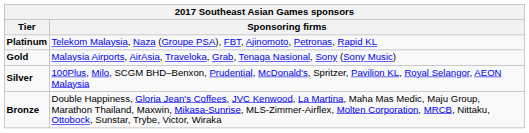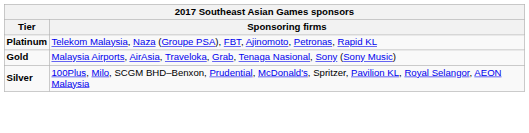- row: (23, 109)
